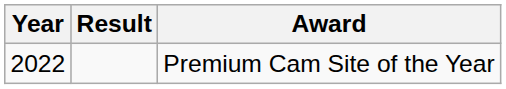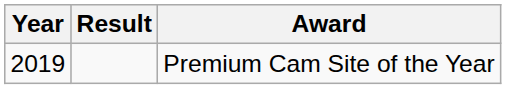(38, 63) 2022 -> (38, 63) 2019
